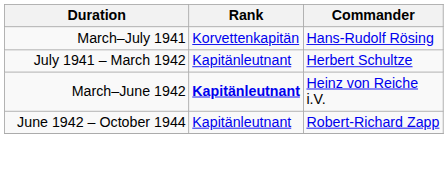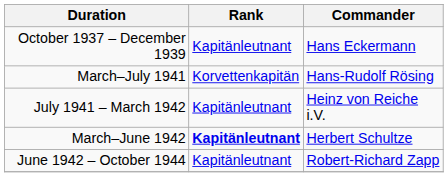+ row: (102, 46)
(359, 60) Herbert Schultze -> (362, 107) Heinz von Reiche i.V.
(362, 91) Heinz von Reiche i.V. -> (359, 138) Herbert Schultze
